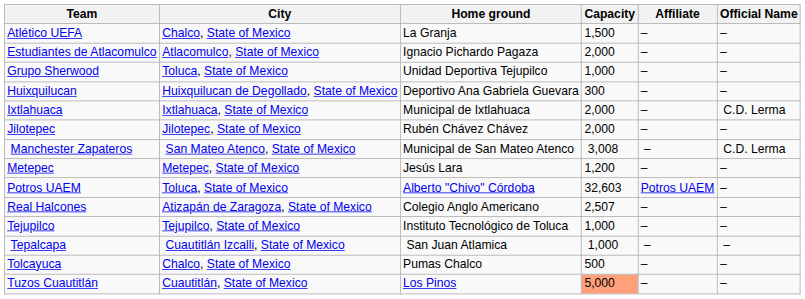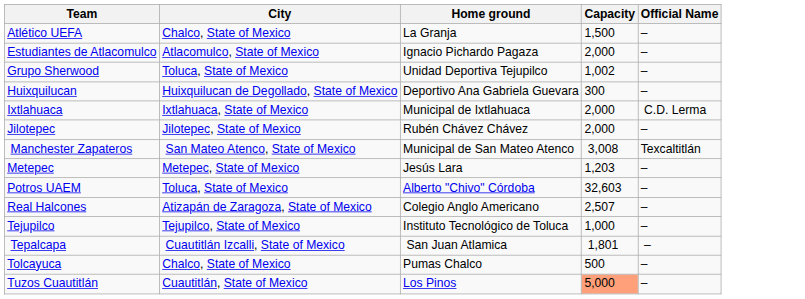- column: (678, 14)
(600, 71) 1,000 -> (600, 71) 1,002
(753, 149) C.D. Lerma -> (671, 149) Texcaltitlán
(600, 168) 1,200 -> (600, 168) 1,203
(601, 245) 1,000 -> (601, 245) 1,801
